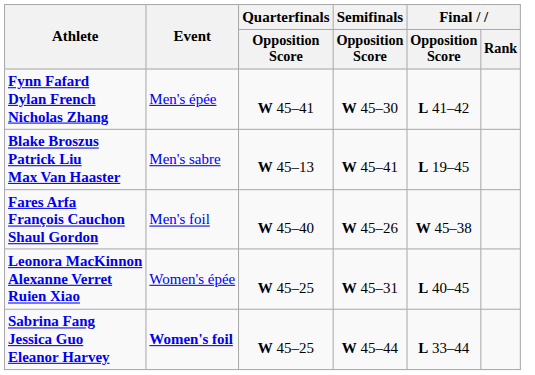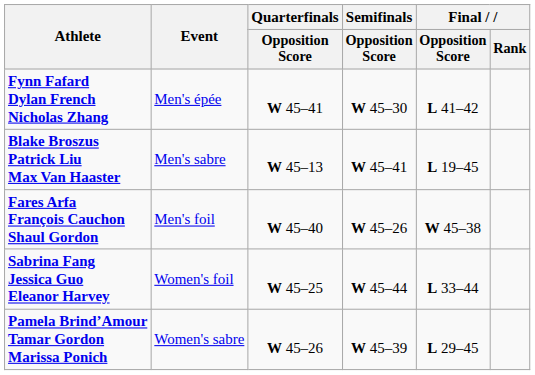- row: (75, 279)
(191, 339) bold -> (194, 279) normal
+ row: (78, 339)
